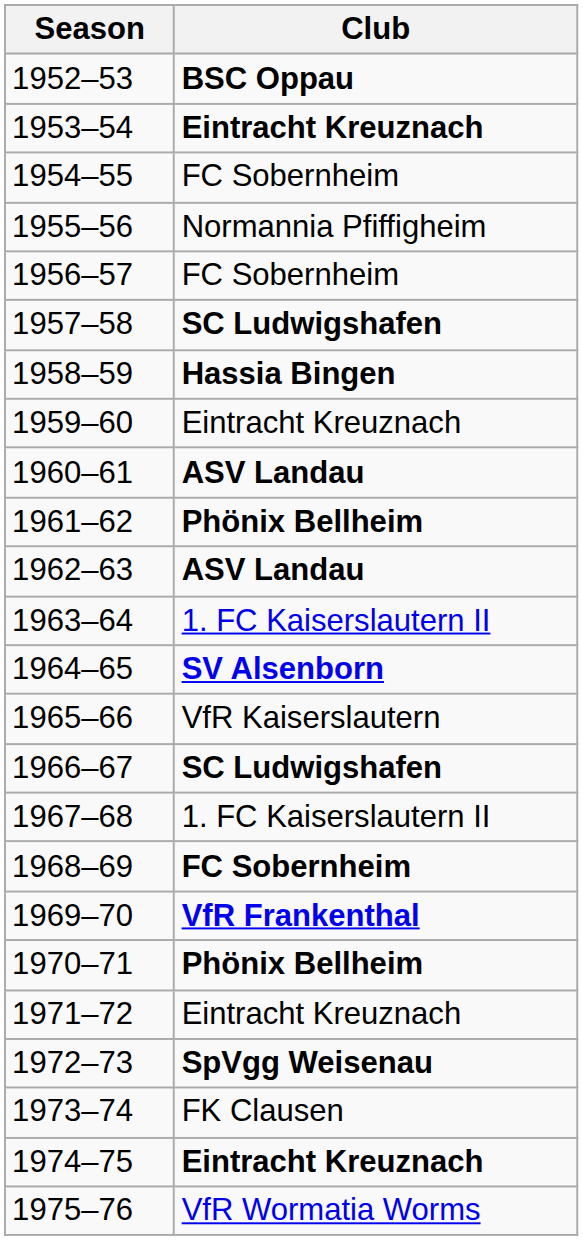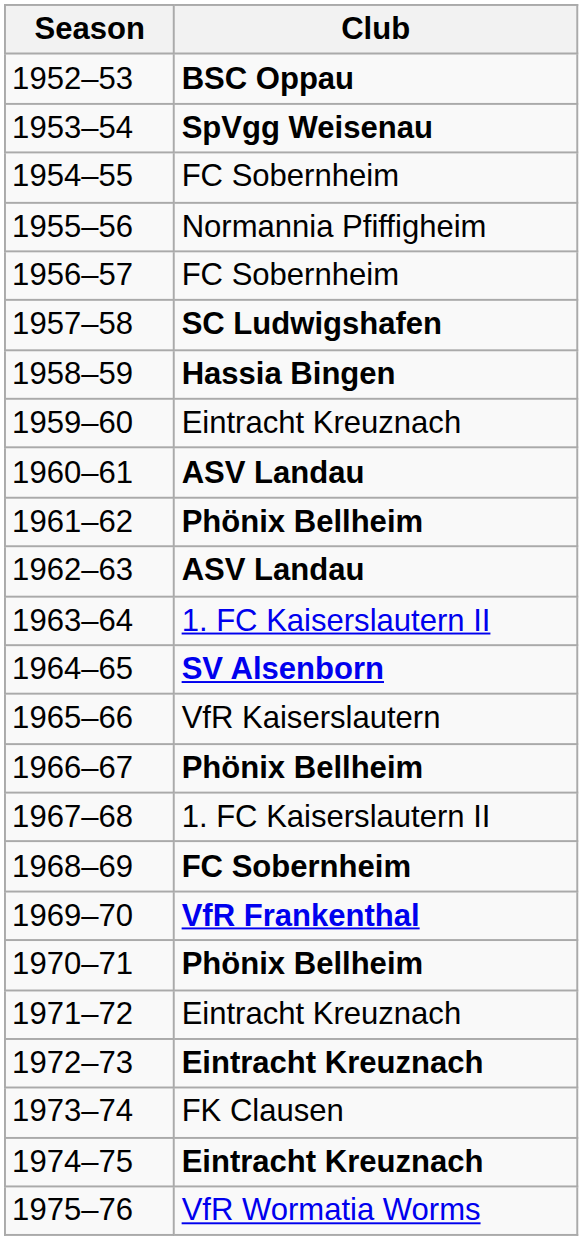(333, 127) Eintracht Kreuznach -> (307, 127) SpVgg Weisenau
(312, 767) SC Ludwigshafen -> (302, 767) Phönix Bellheim
(307, 1062) SpVgg Weisenau -> (333, 1062) Eintracht Kreuznach
